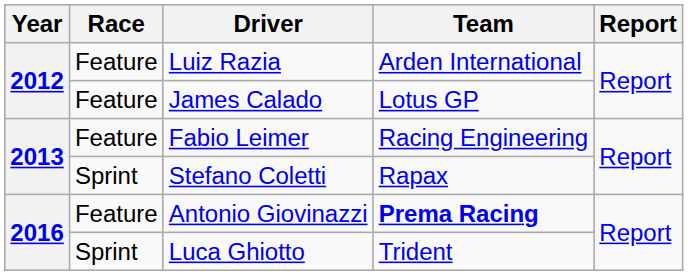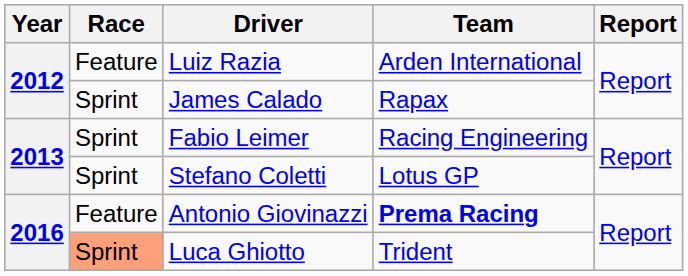(116, 100) Feature -> (106, 100) Sprint
(429, 100) Lotus GP -> (413, 100) Rapax
(116, 138) Feature -> (106, 138) Sprint
(413, 176) Rapax -> (429, 176) Lotus GP
(106, 252) no background -> (106, 252) lightsalmon background
